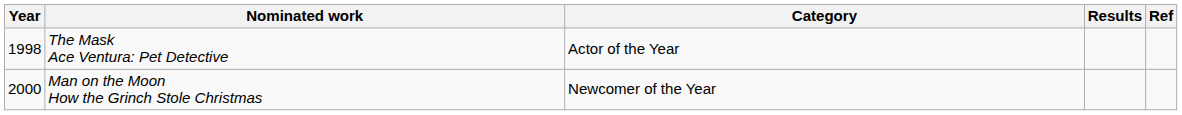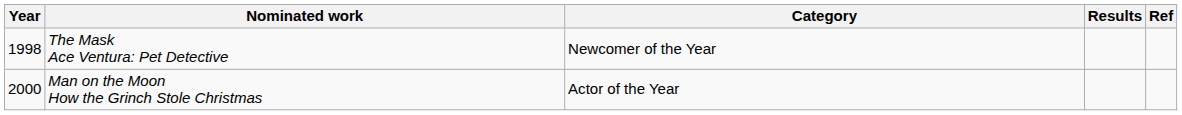(624, 48) Actor of the Year -> (642, 48) Newcomer of the Year
(642, 89) Newcomer of the Year -> (624, 89) Actor of the Year
